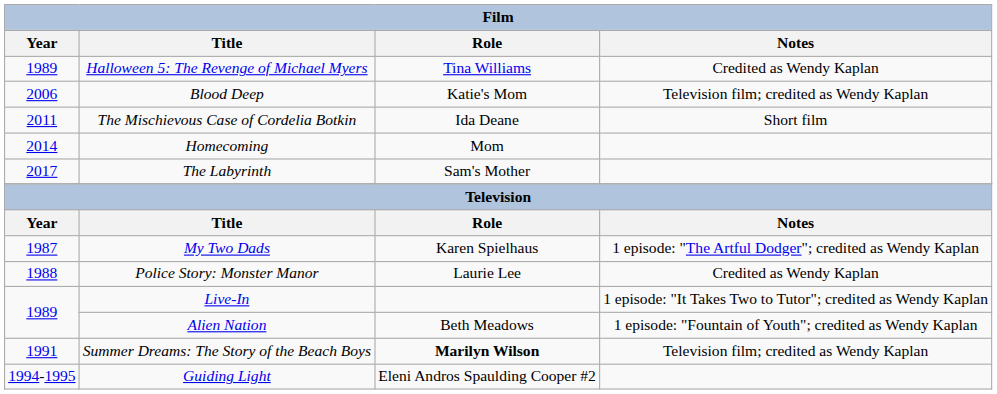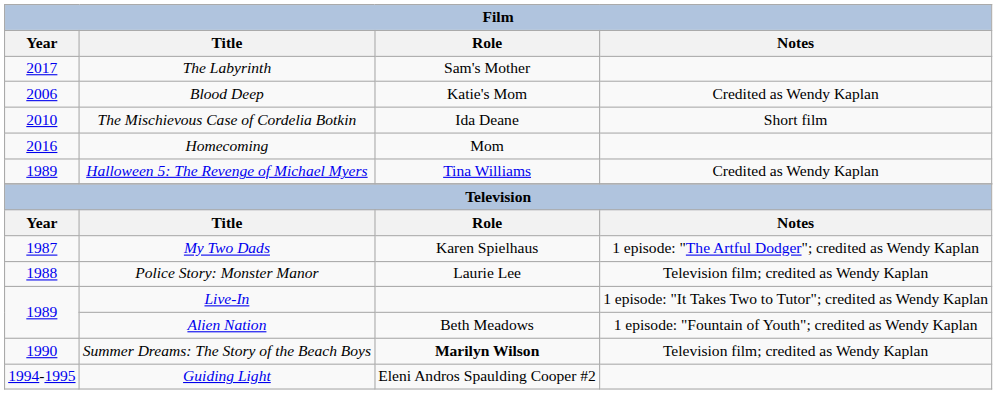rows swapped: (227, 69) <-> (227, 171)
(796, 94) Television film; credited as Wendy Kaplan -> (796, 94) Credited as Wendy Kaplan
(42, 120) 2011 -> (42, 120) 2010
(42, 145) 2014 -> (42, 145) 2016
(796, 274) Credited as Wendy Kaplan -> (796, 274) Television film; credited as Wendy Kaplan
(42, 351) 1991 -> (42, 351) 1990
